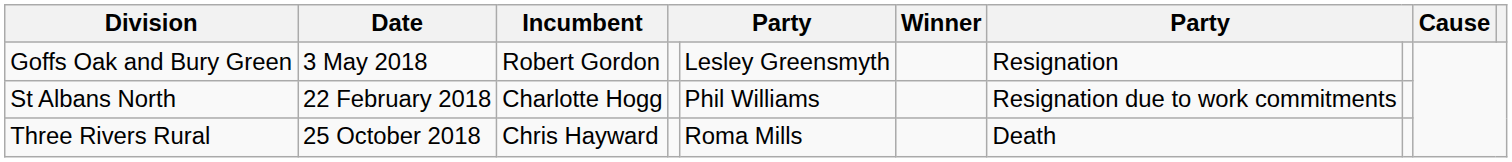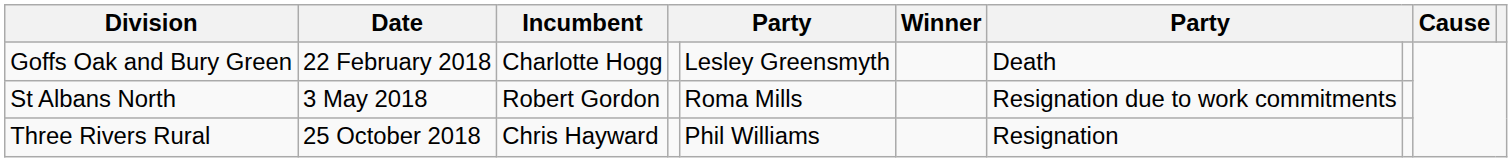(365, 61) 3 May 2018 -> (397, 61) 22 February 2018
(581, 61) Robert Gordon -> (582, 61) Charlotte Hogg
(1055, 61) Resignation -> (1024, 61) Death
(397, 99) 22 February 2018 -> (365, 99) 3 May 2018
(582, 99) Charlotte Hogg -> (581, 99) Robert Gordon
(752, 99) Phil Williams -> (744, 99) Roma Mills
(744, 136) Roma Mills -> (752, 136) Phil Williams
(1024, 136) Death -> (1055, 136) Resignation
